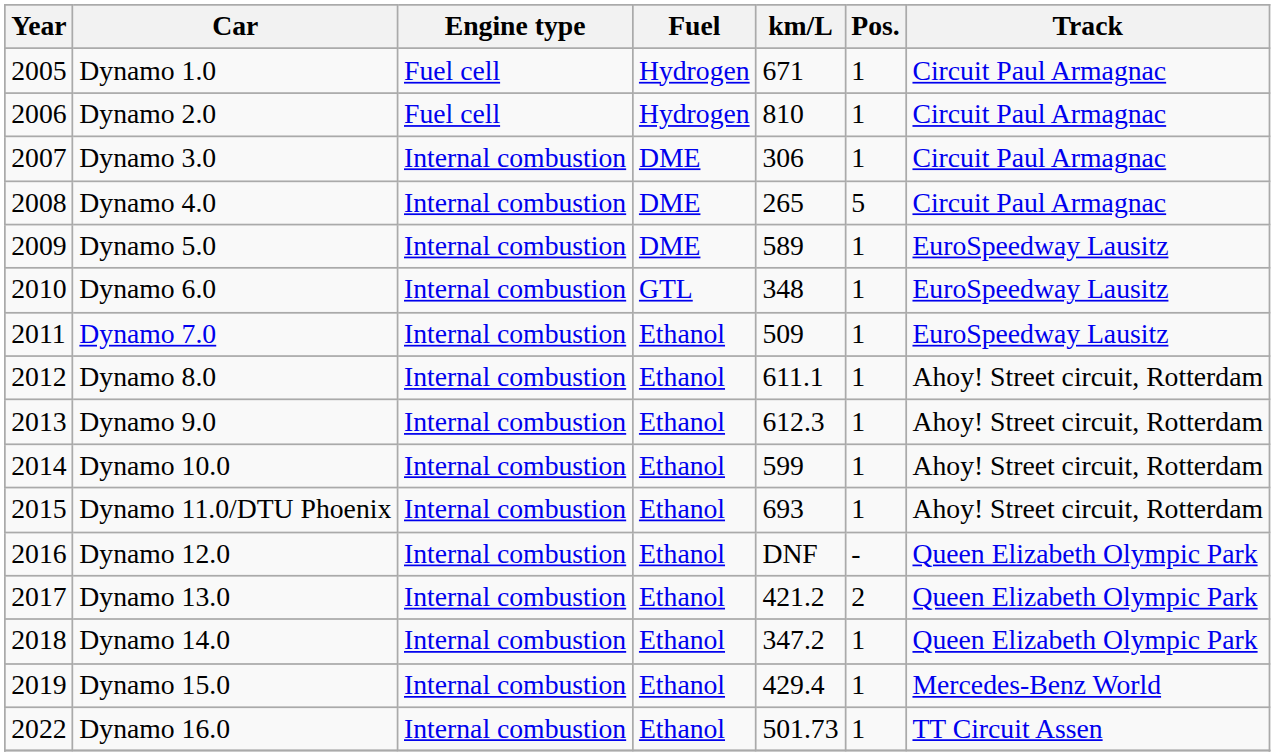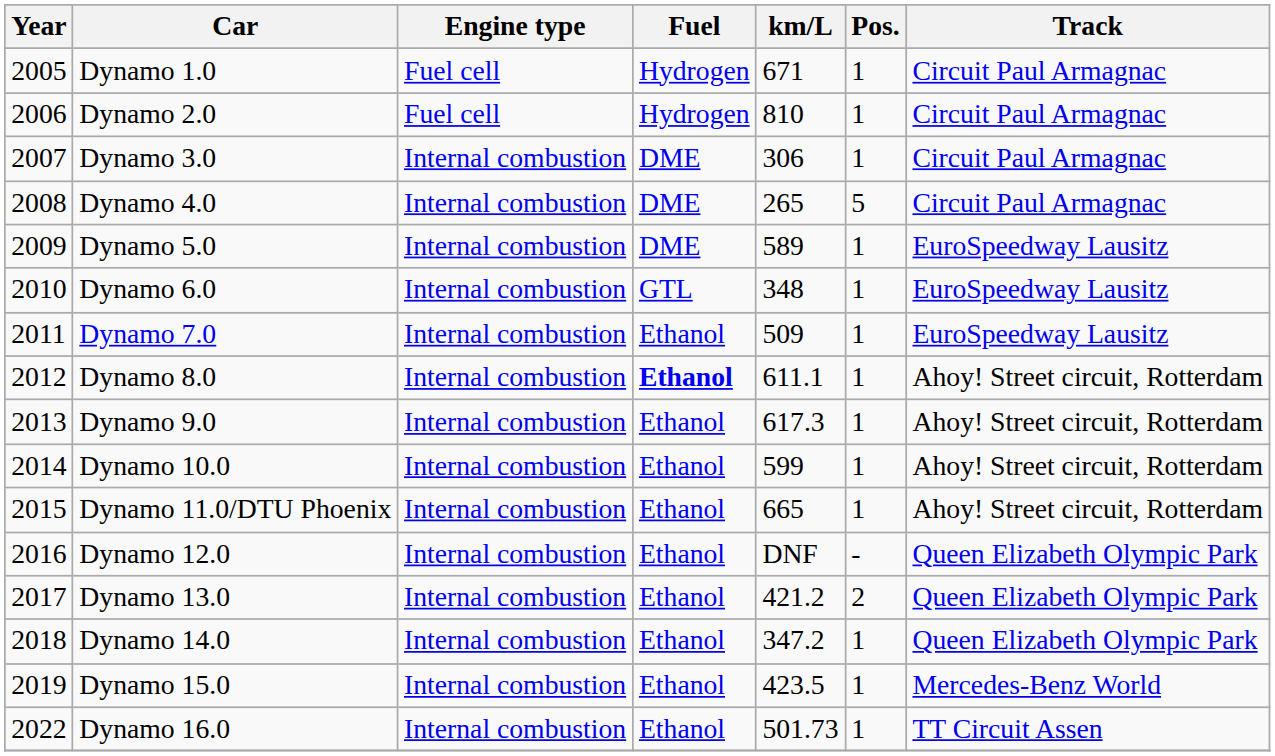(682, 377) normal -> (686, 377) bold
(794, 421) 612.3 -> (794, 421) 617.3
(783, 509) 693 -> (783, 509) 665
(794, 684) 429.4 -> (794, 684) 423.5
